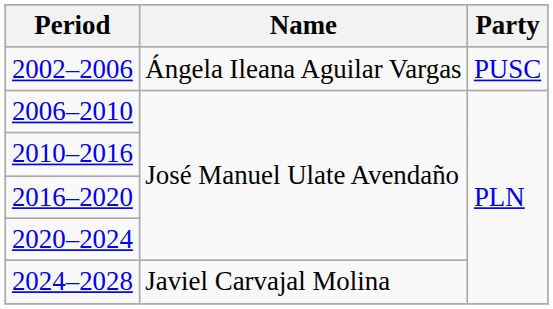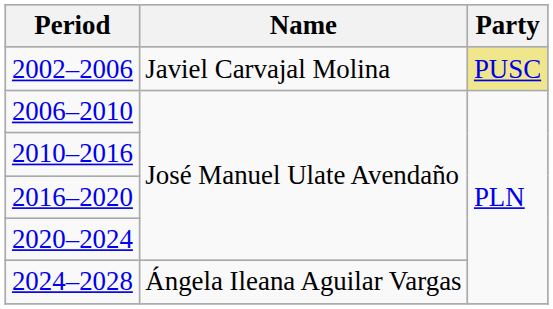(303, 68) Ángela Ileana Aguilar Vargas -> (268, 68) Javiel Carvajal Molina
(508, 68) no background -> (508, 68) khaki background
(268, 281) Javiel Carvajal Molina -> (303, 281) Ángela Ileana Aguilar Vargas
